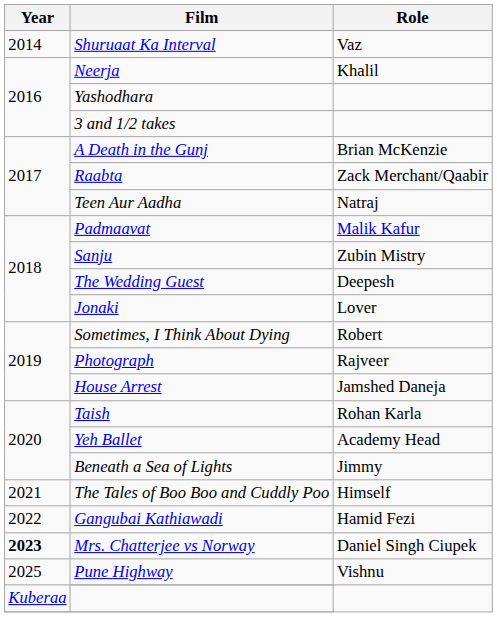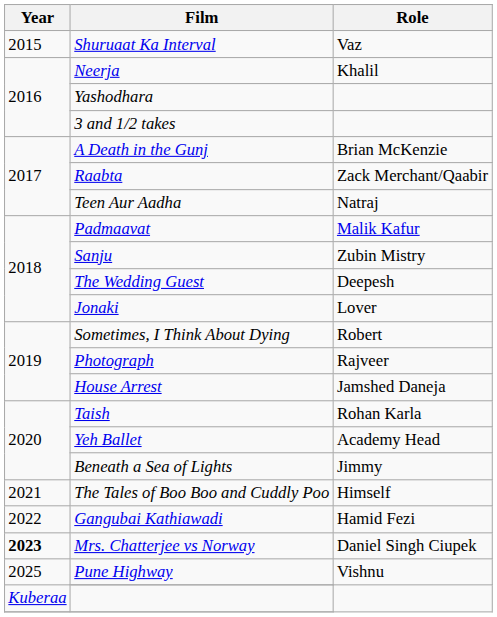(25, 44) 2014 -> (25, 44) 2015
